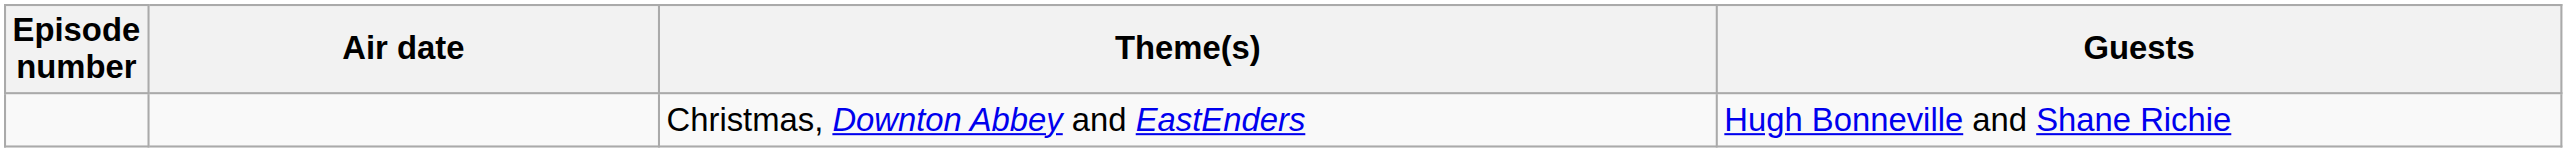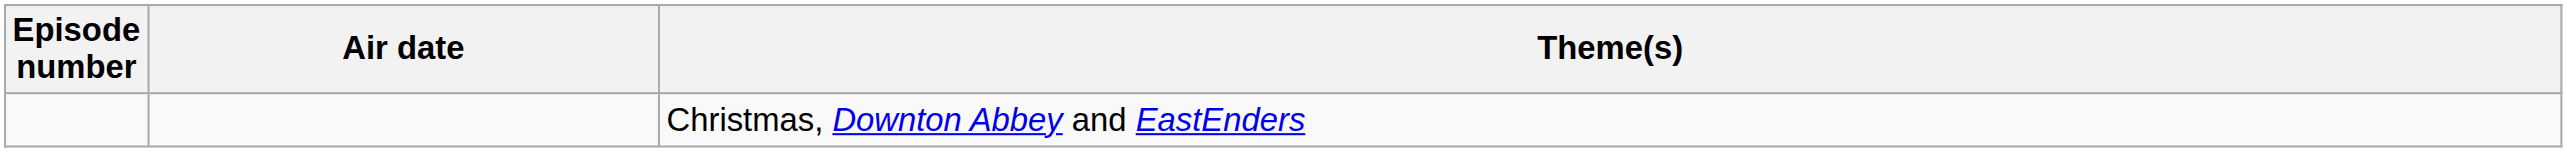- column: (2139, 48)
